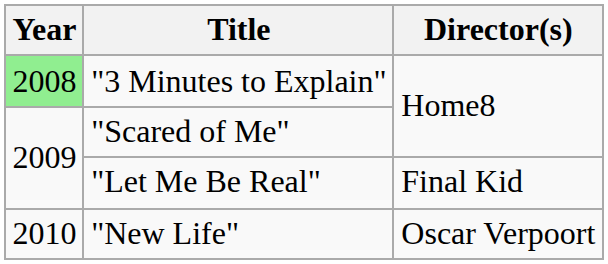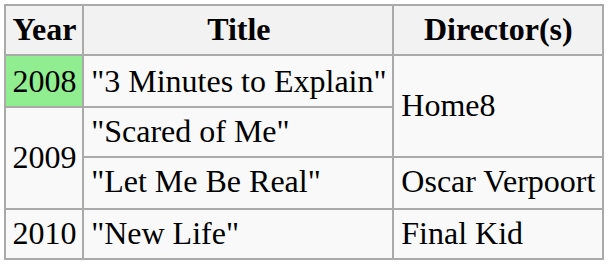(462, 182) Final Kid -> (498, 182) Oscar Verpoort
(498, 232) Oscar Verpoort -> (462, 232) Final Kid
